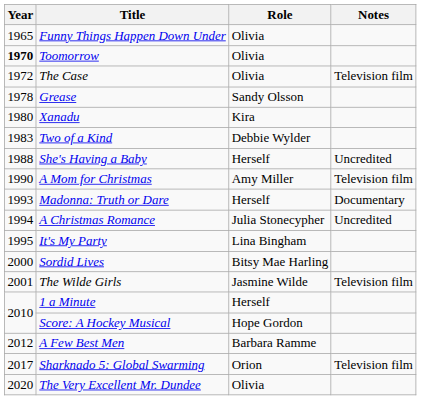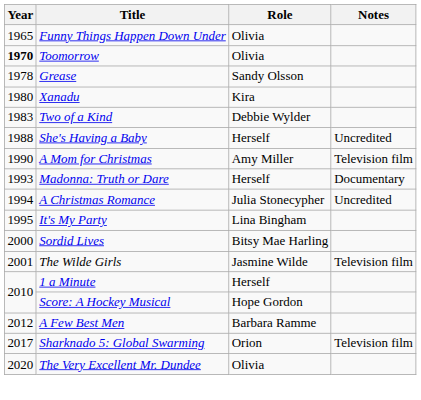- row: (64, 76)
